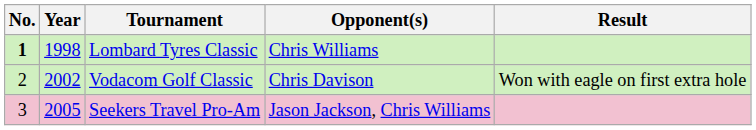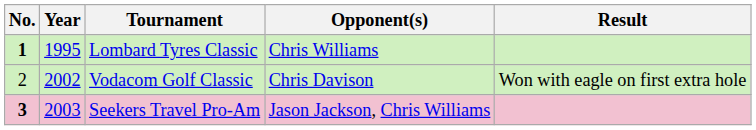(62, 49) 1998 -> (62, 49) 1995
(22, 109) normal -> (22, 109) bold
(62, 109) 2005 -> (62, 109) 2003
